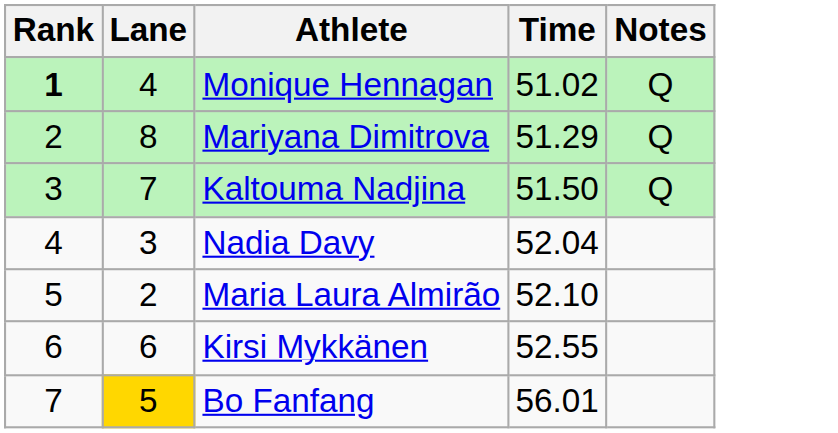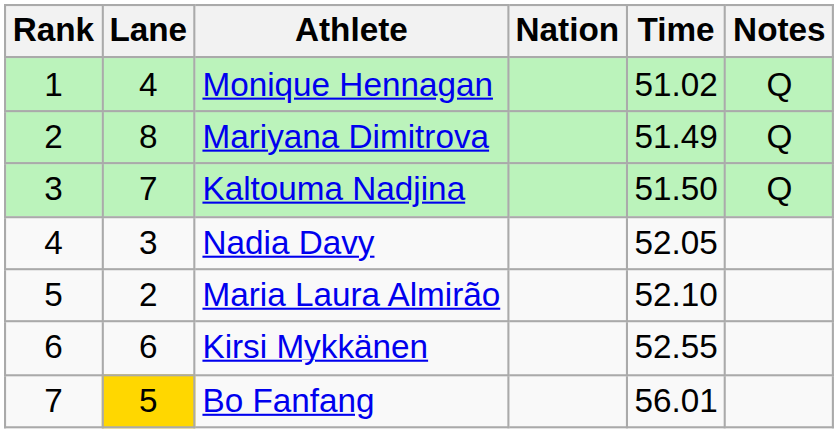+ column: (567, 30)
(53, 83) bold -> (53, 83) normal
(557, 136) 51.29 -> (676, 136) 51.49
(557, 242) 52.04 -> (676, 242) 52.05
